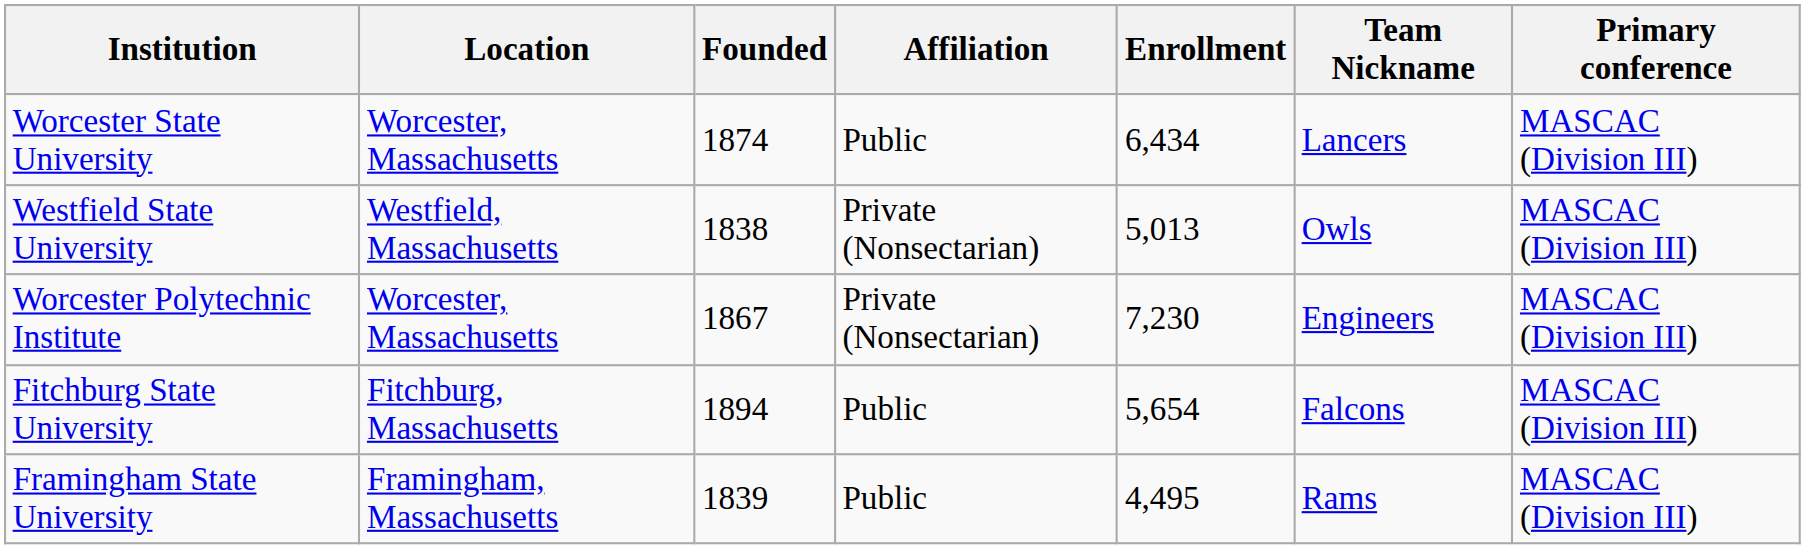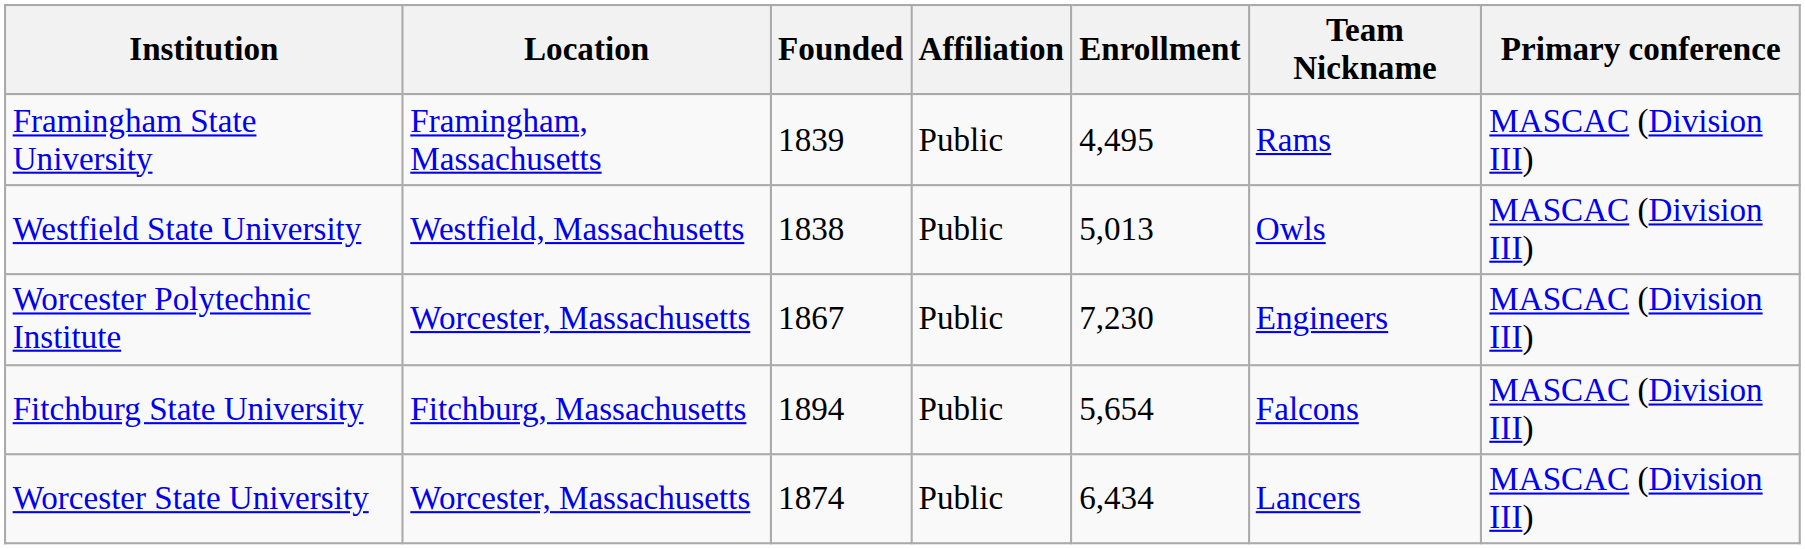rows swapped: (135, 498) <-> (117, 139)
(941, 228) Private (Nonsectarian) -> (961, 228) Public
(941, 318) Private (Nonsectarian) -> (961, 318) Public
